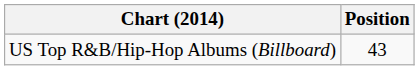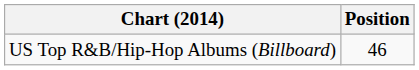(377, 49) 43 -> (377, 49) 46
